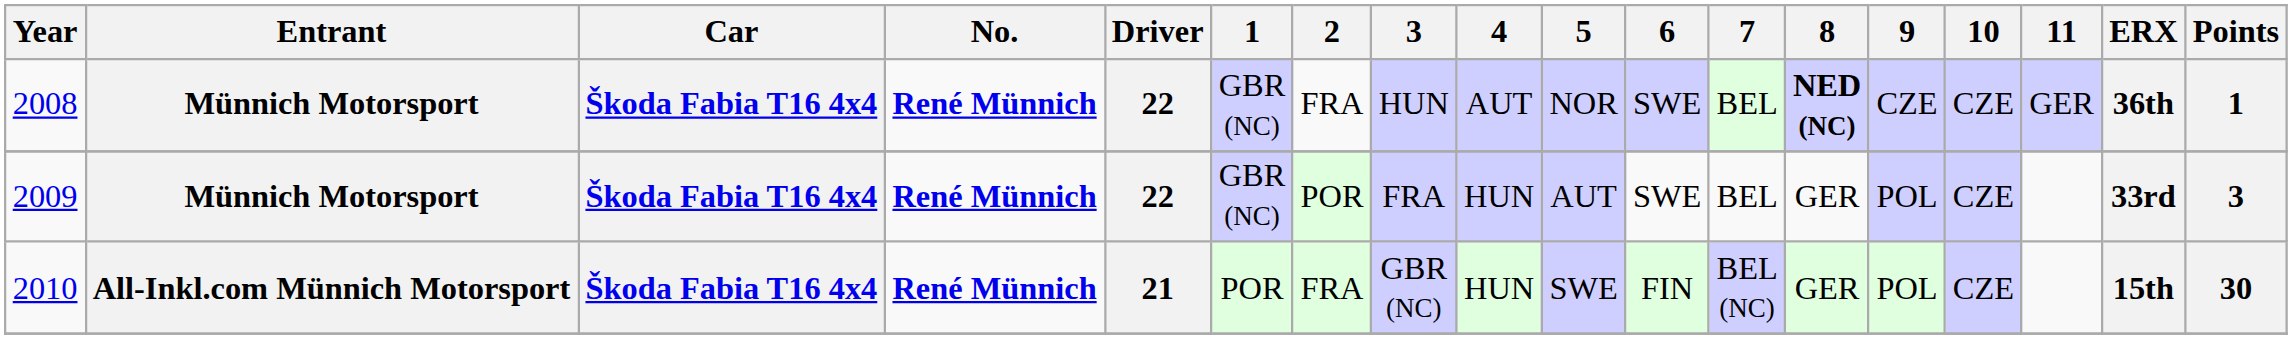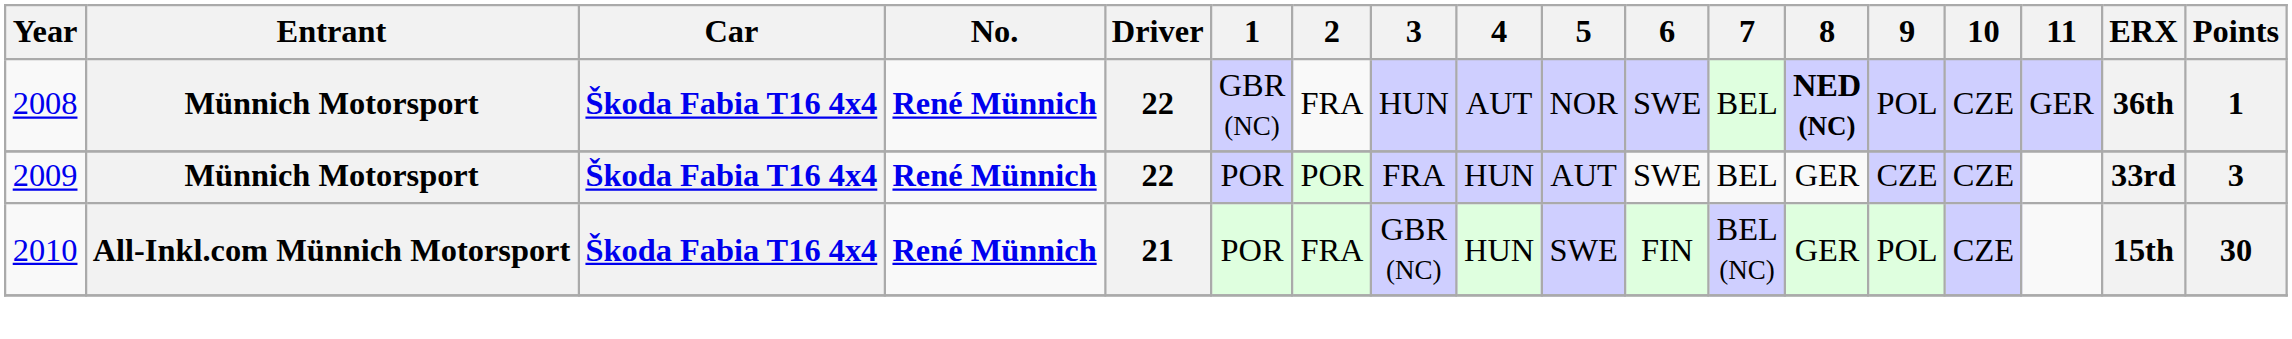(1907, 104) CZE -> (1907, 104) POL
(1252, 195) GBR (NC) -> (1252, 176) POR
(1907, 195) POL -> (1907, 176) CZE
